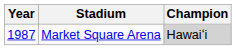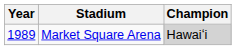(21, 34) 1987 -> (21, 34) 1989
